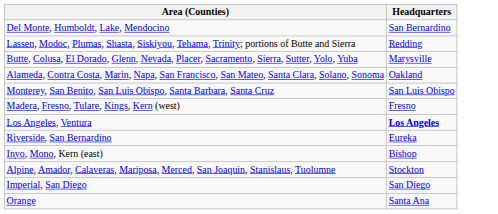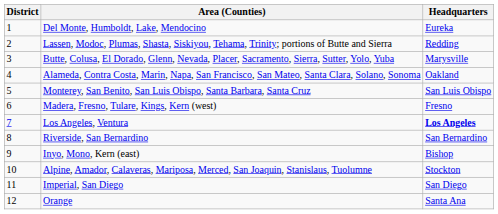+ column: (23, 12)
(420, 28) San Bernardino -> (439, 28) Eureka
(403, 138) Eureka -> (456, 138) San Bernardino
